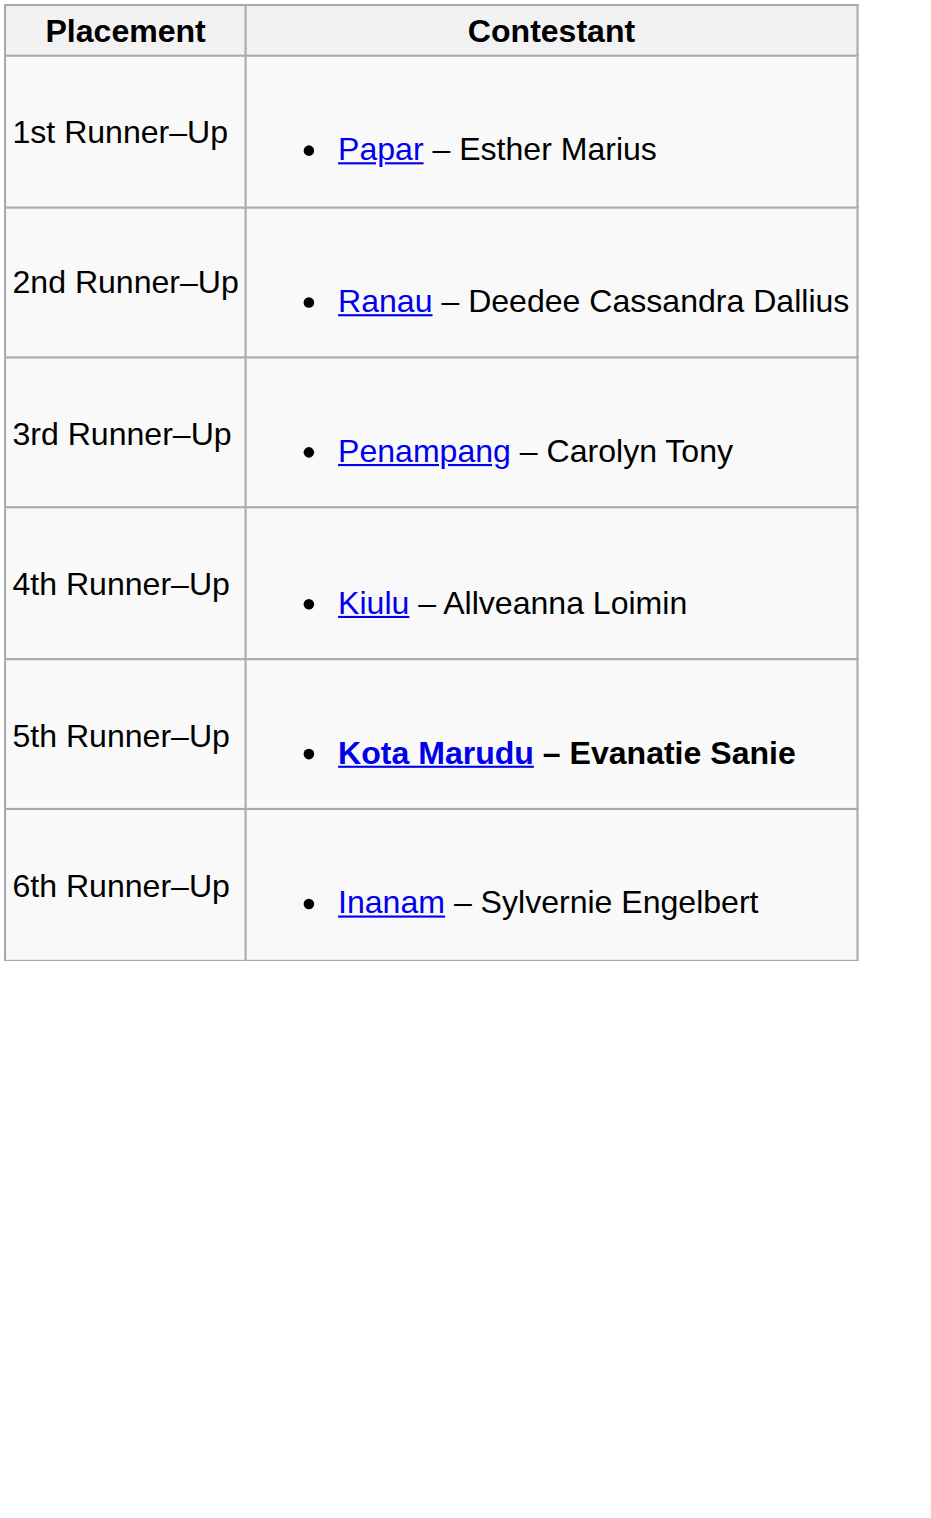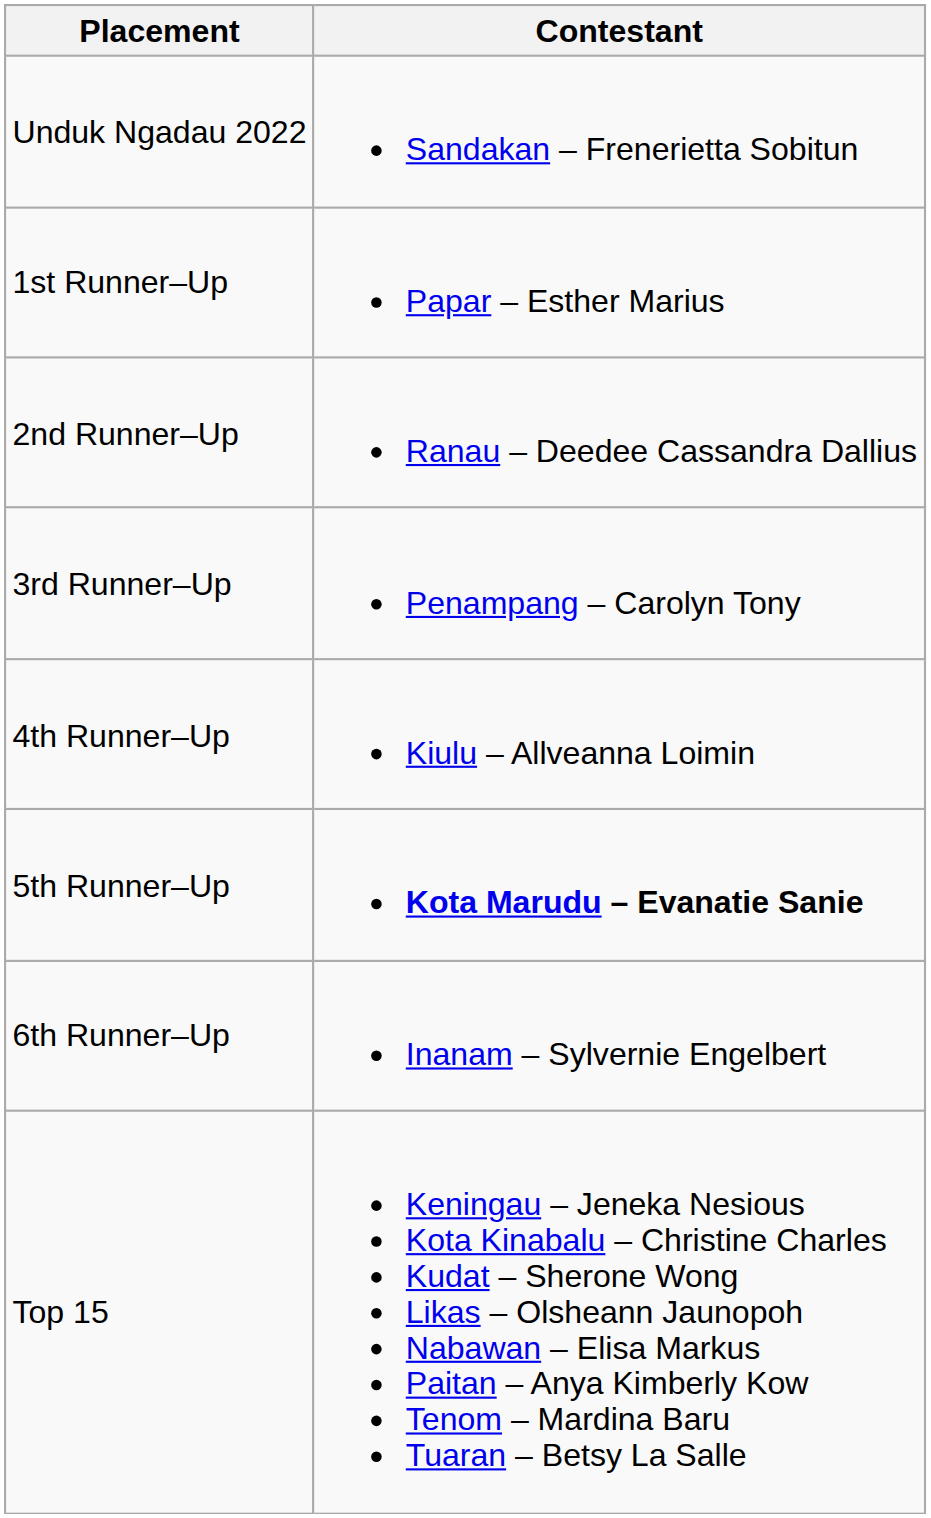+ row: (159, 131)
+ row: (61, 1312)
